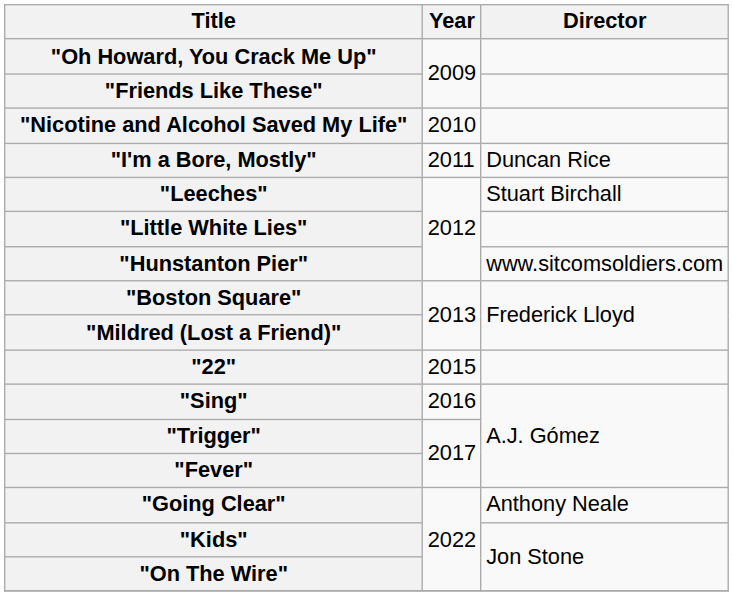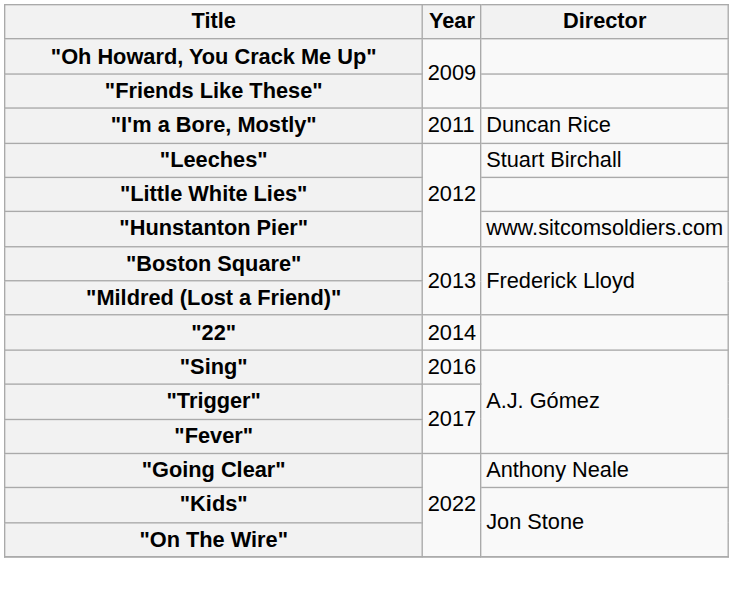- row: (214, 125)
(452, 366) 2015 -> (452, 332) 2014
